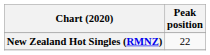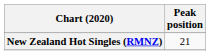(185, 41) 22 -> (185, 41) 21
